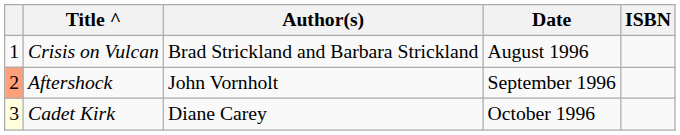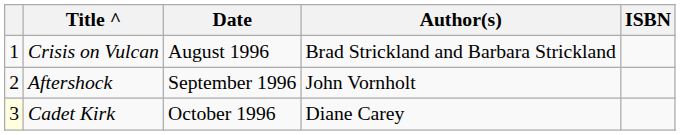columns swapped: (323, 20) <-> (552, 20)
(14, 82) lightsalmon background -> (14, 82) no background
